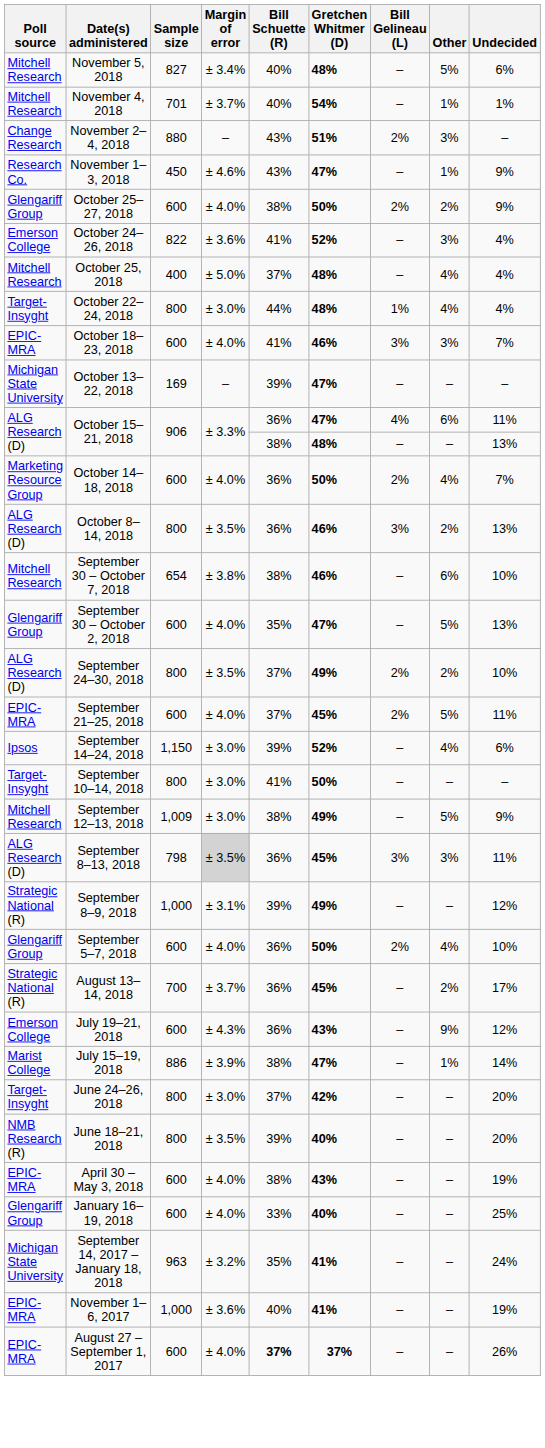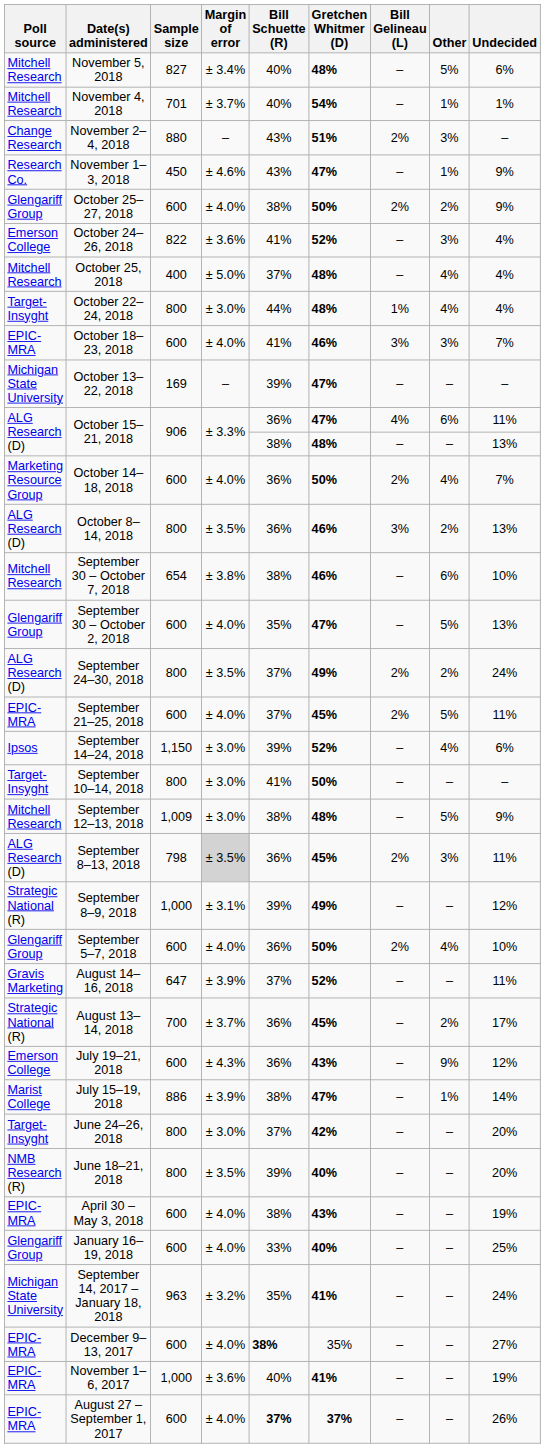(505, 673) 10% -> (505, 673) 24%
(324, 817) 49% -> (324, 817) 48%
(400, 858) 3% -> (400, 858) 2%
+ row: (108, 981)
+ row: (108, 1344)
